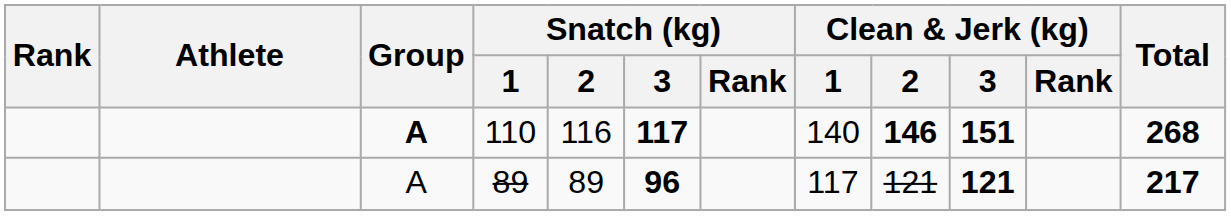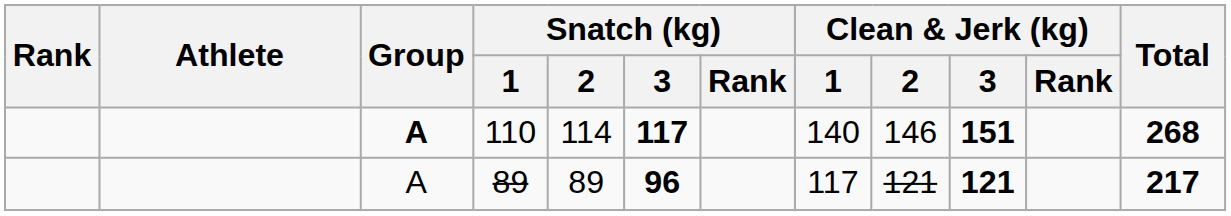(586, 132) 116 -> (586, 132) 114
(910, 132) bold -> (910, 132) normal
